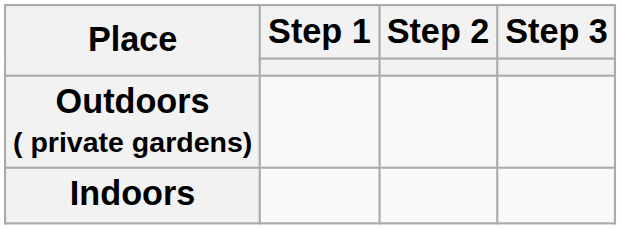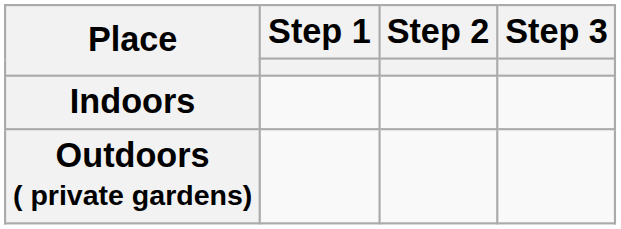rows swapped: (133, 194) <-> (133, 120)
